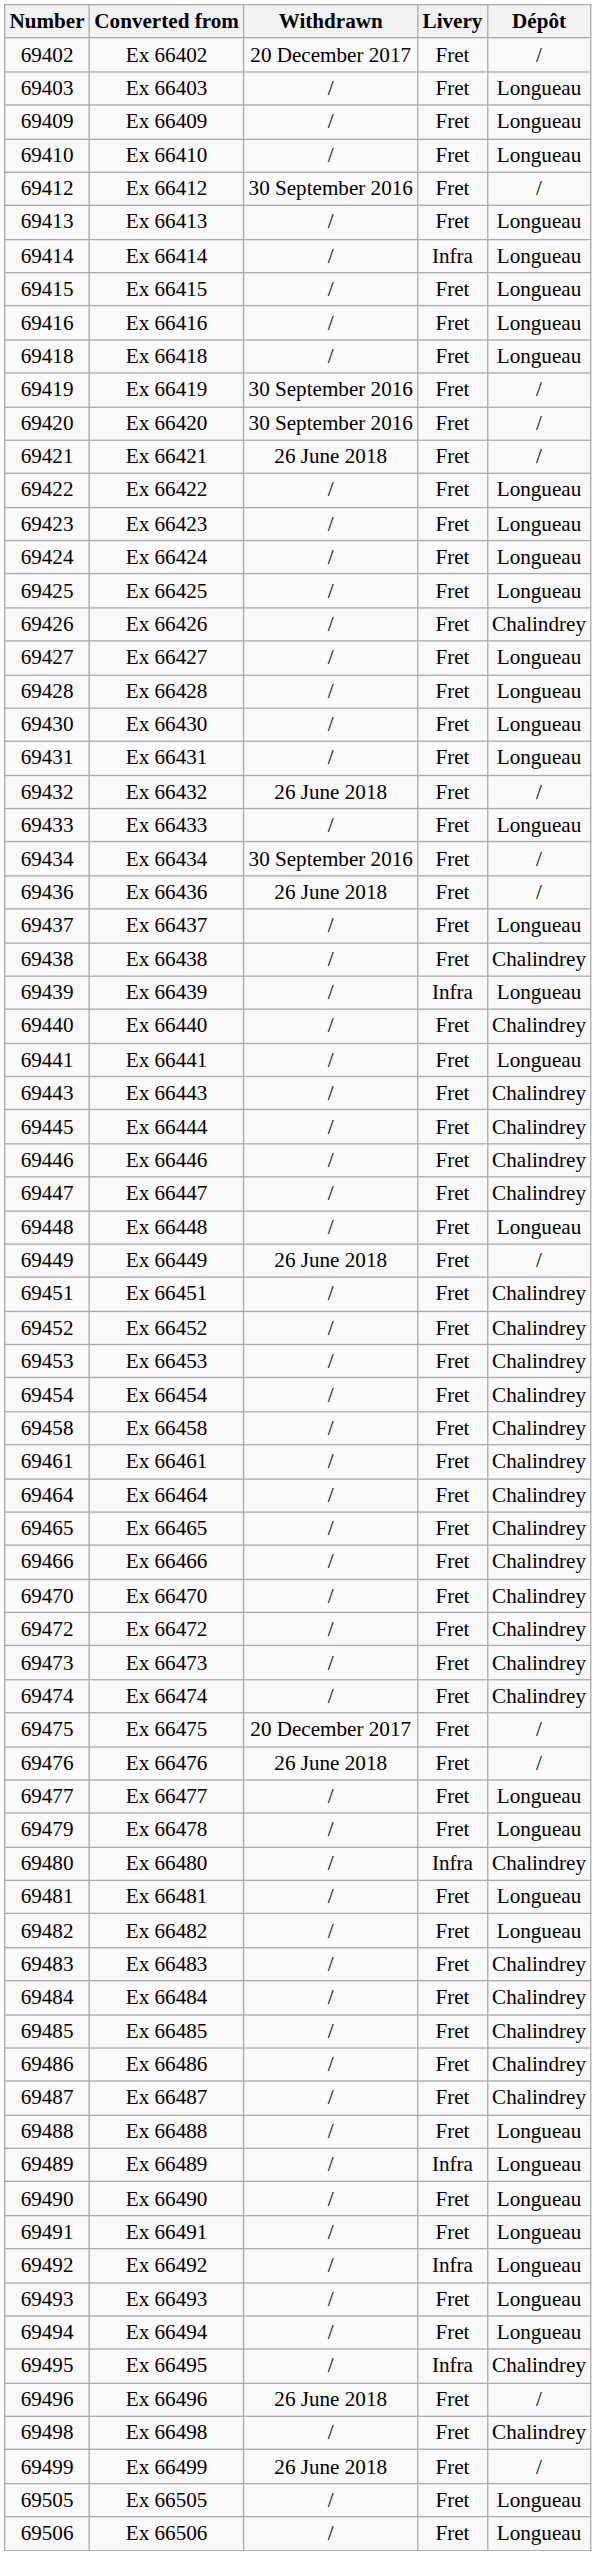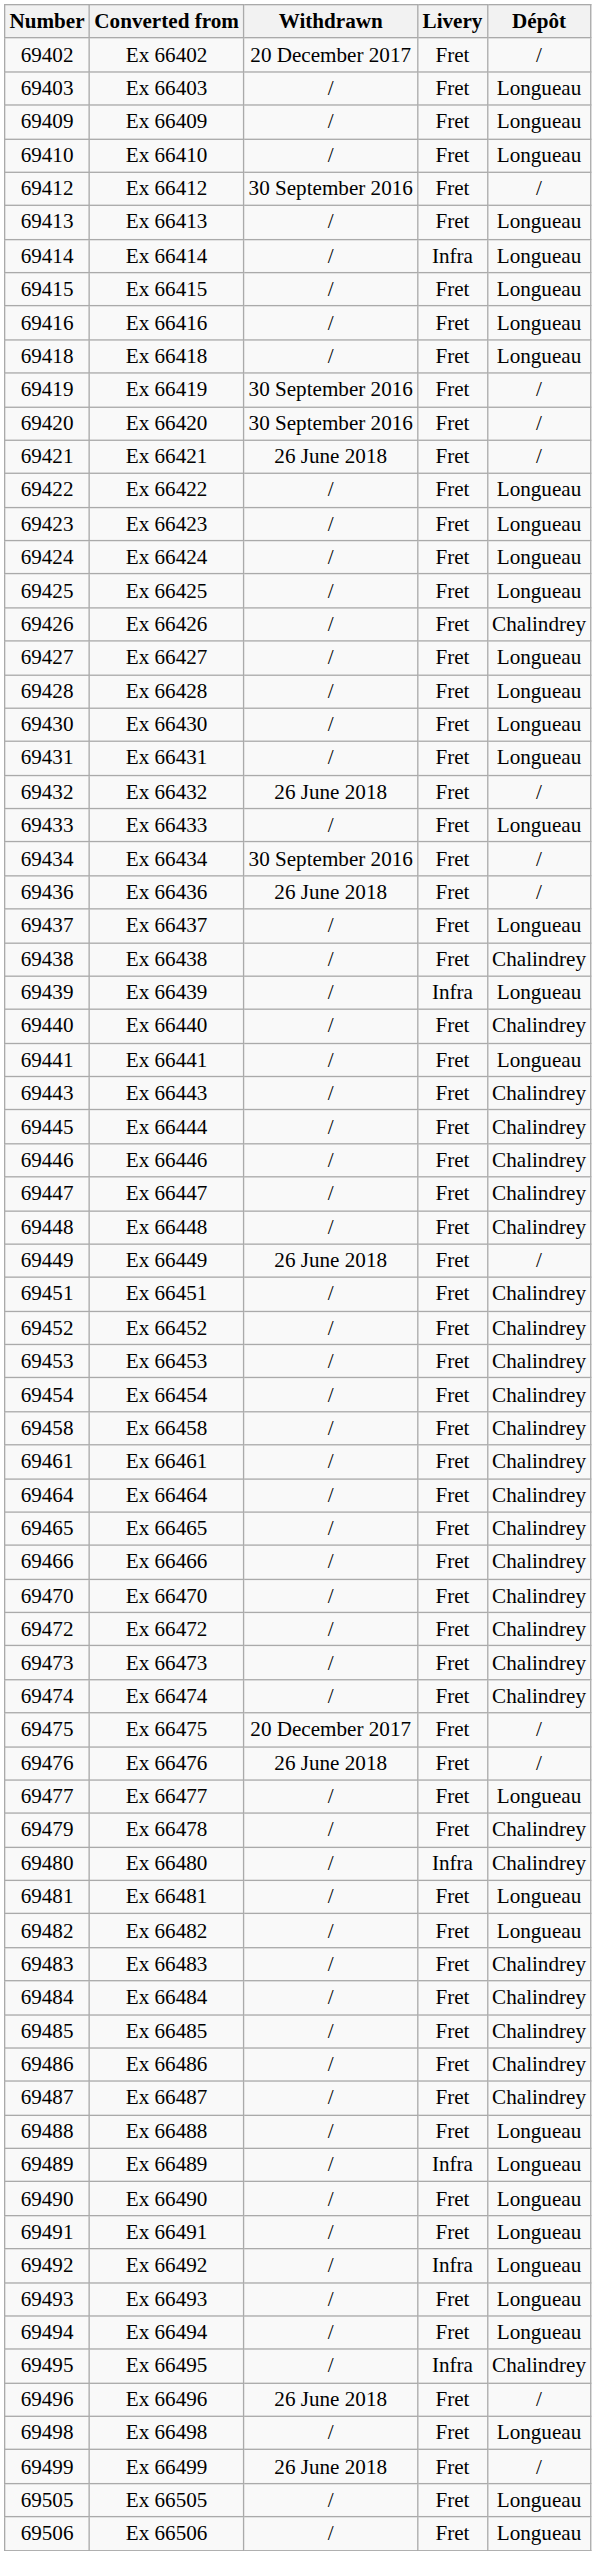(539, 1227) Longueau -> (539, 1227) Chalindrey
(539, 1829) Longueau -> (539, 1829) Chalindrey
(539, 2432) Chalindrey -> (539, 2432) Longueau
